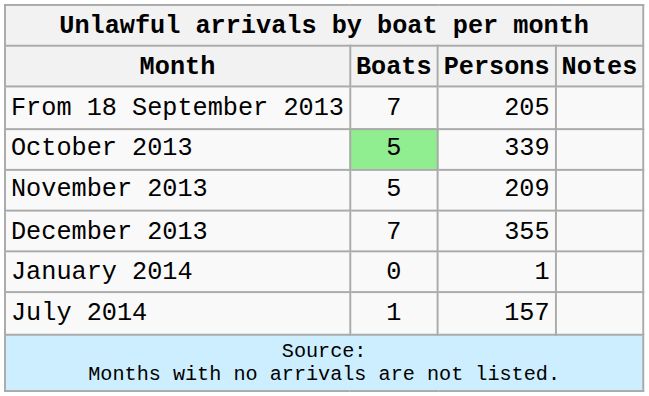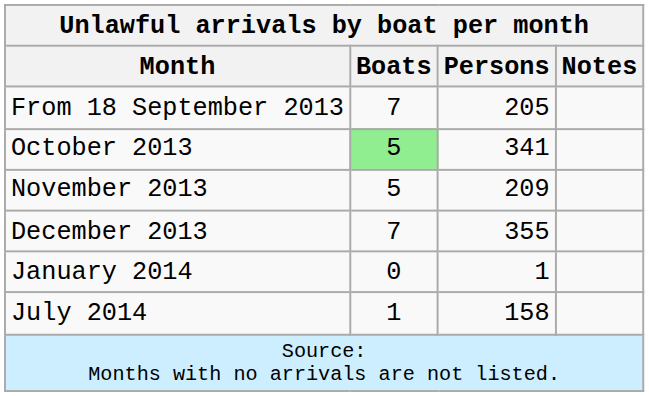(527, 149) 339 -> (527, 149) 341
(527, 313) 157 -> (527, 313) 158
